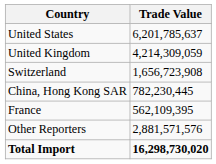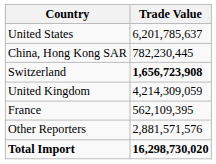rows swapped: (49, 52) <-> (67, 91)
(167, 72) normal -> (167, 72) bold
